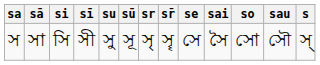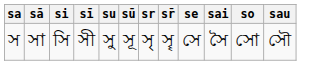- column: (306, 14)
